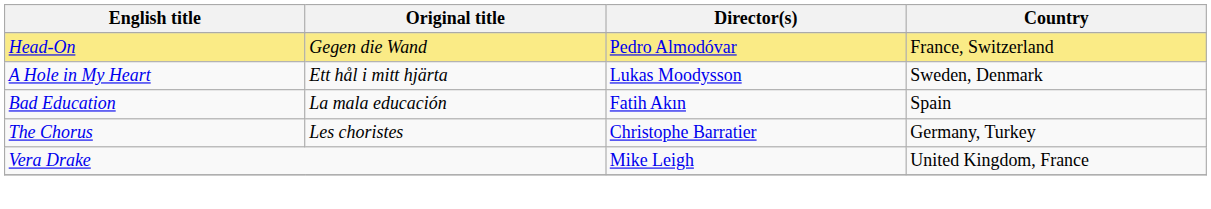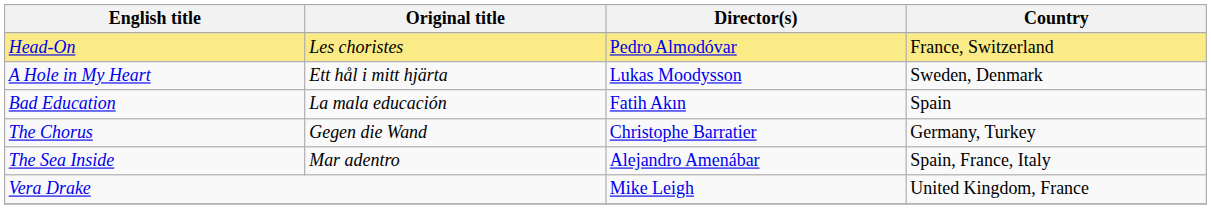(368, 47) Gegen die Wand -> (356, 47) Les choristes
(356, 132) Les choristes -> (368, 132) Gegen die Wand
+ row: (61, 160)
